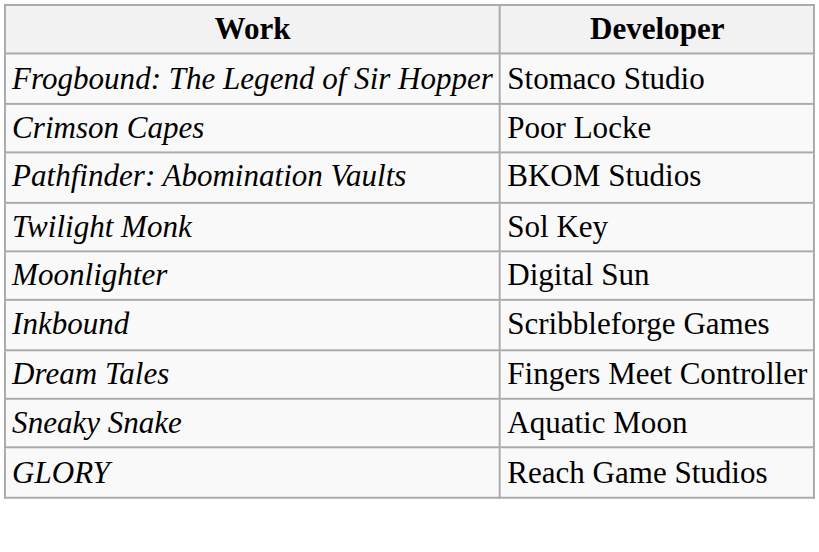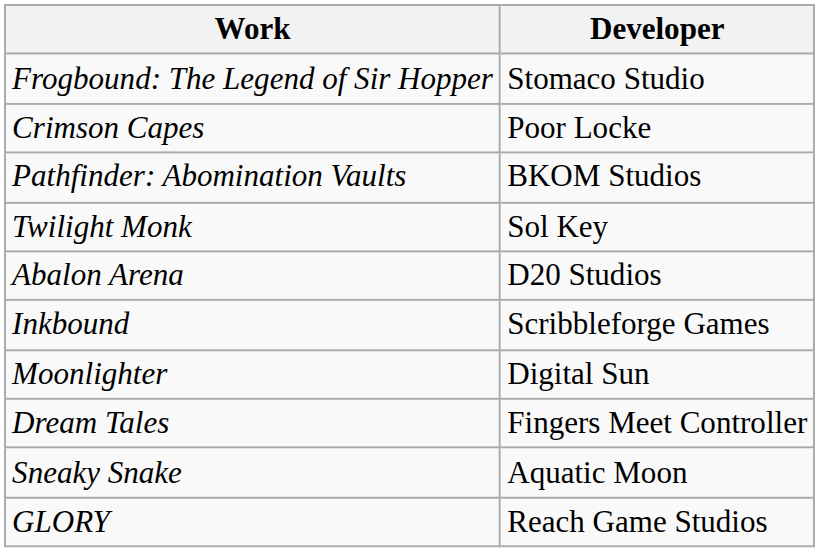+ row: (98, 275)
rows swapped: (90, 275) <-> (71, 324)
